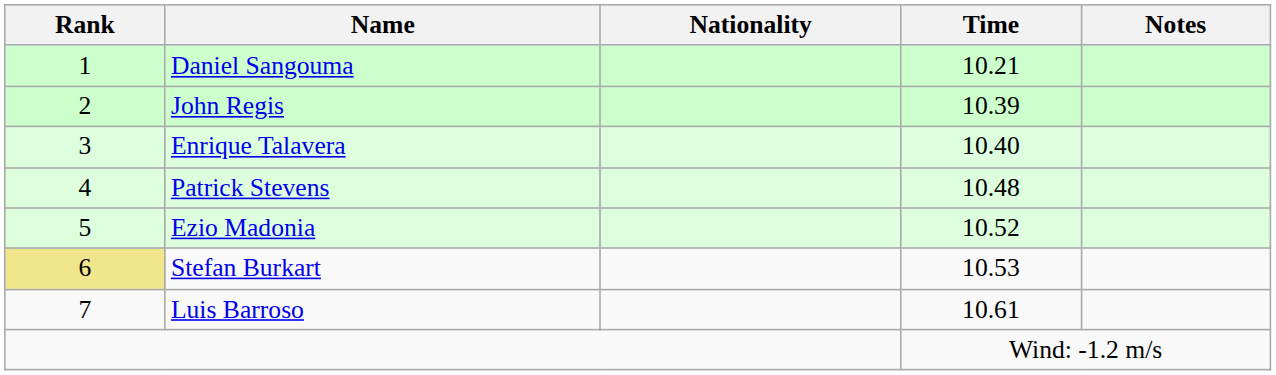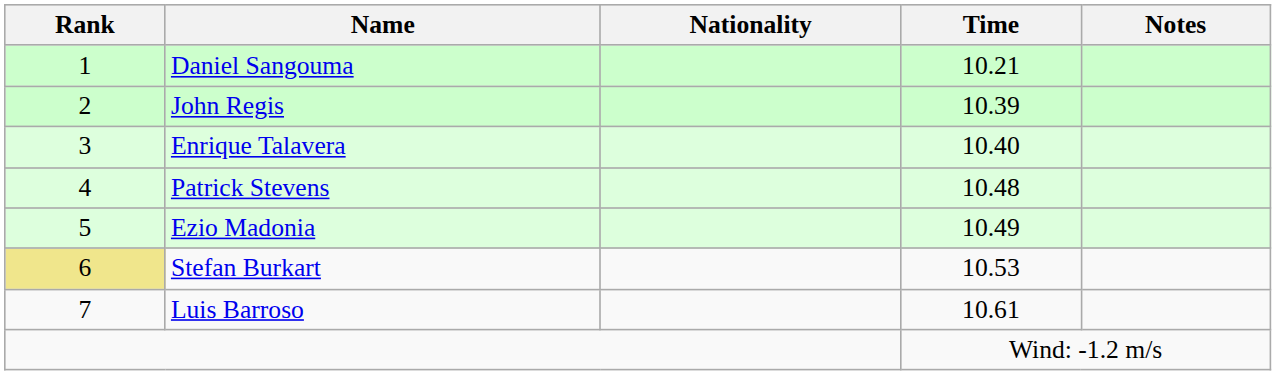(991, 227) 10.52 -> (991, 227) 10.49
